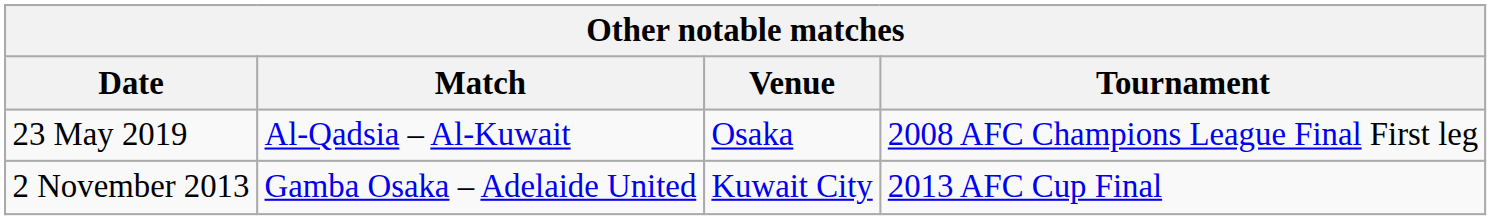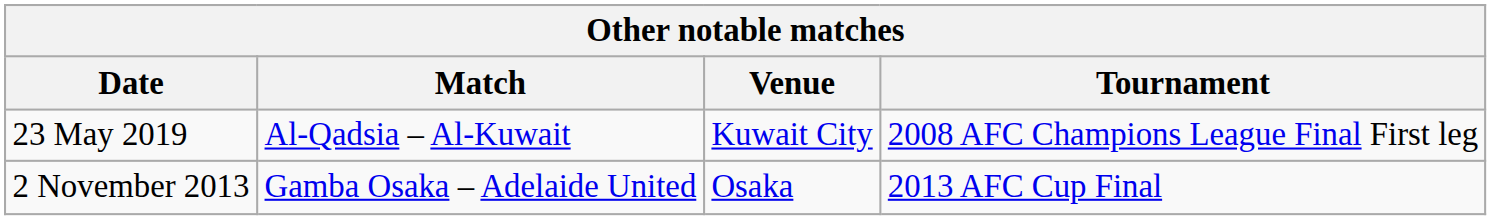(752, 134) Osaka -> (792, 134) Kuwait City
(792, 186) Kuwait City -> (752, 186) Osaka
